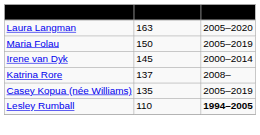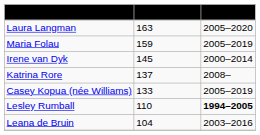(145, 43) 150 -> (145, 43) 159
(145, 91) 135 -> (145, 91) 133
+ row: (40, 122)
